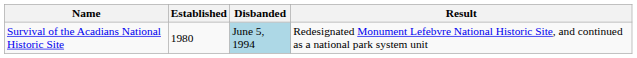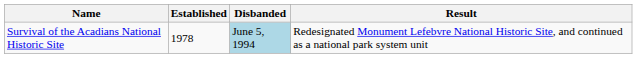(182, 37) 1980 -> (182, 37) 1978
